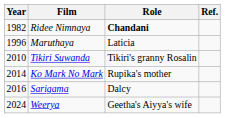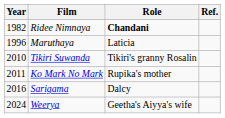(16, 74) 2014 -> (16, 74) 2011
